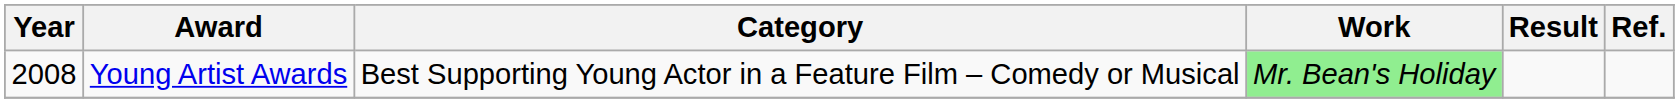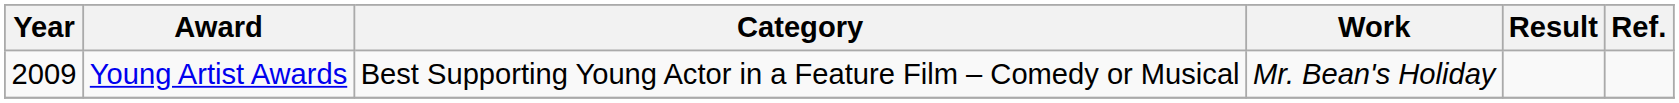(44, 73) 2008 -> (44, 73) 2009
(1374, 73) lightgreen background -> (1374, 73) no background
